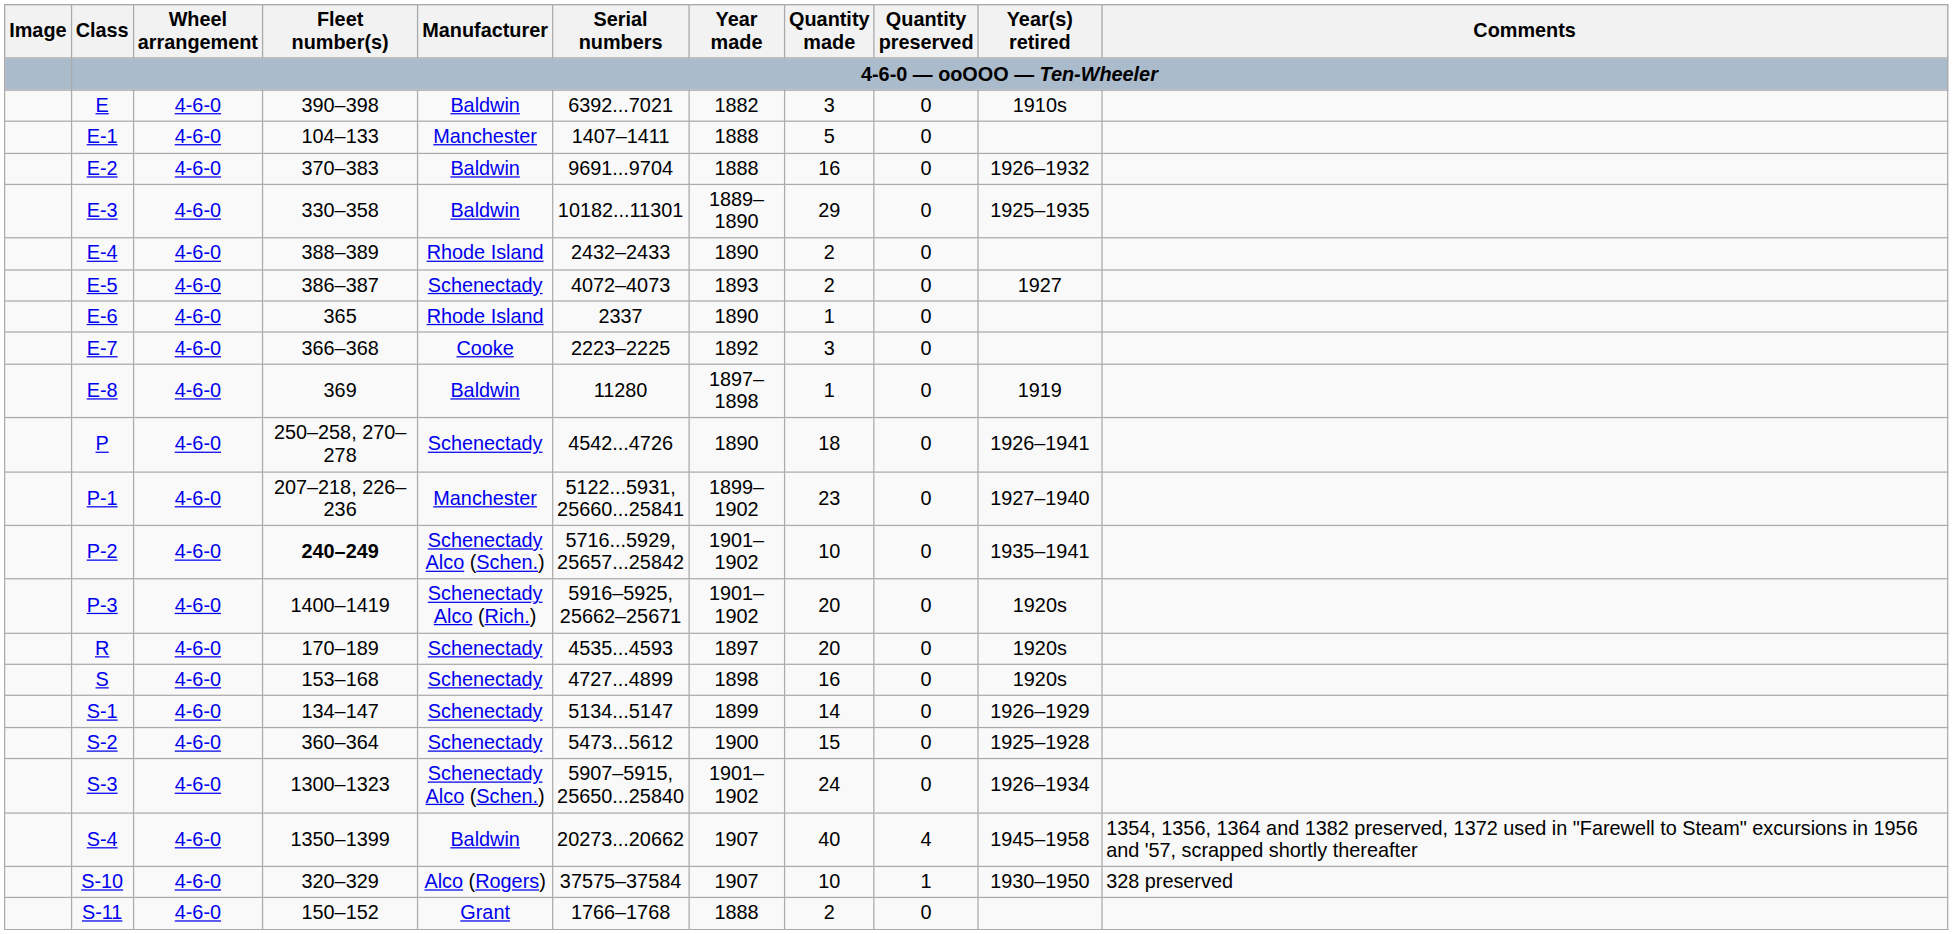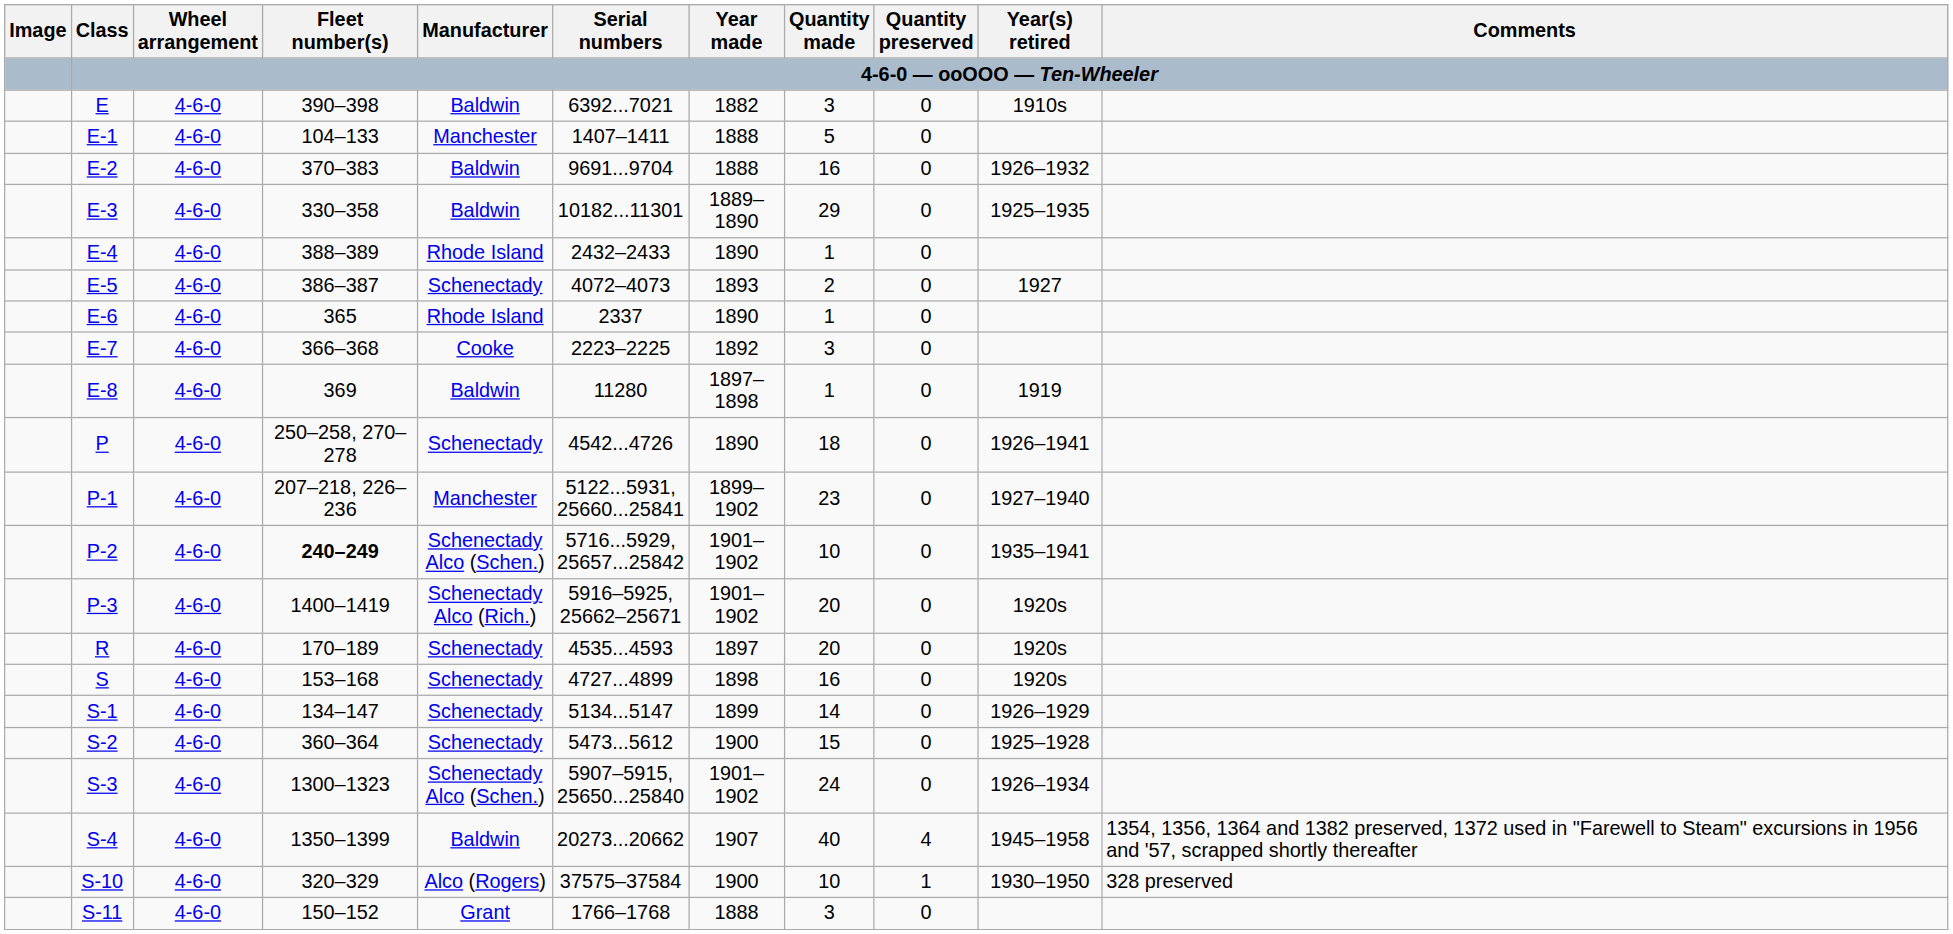(829, 253) 2 -> (829, 253) 1
(737, 881) 1907 -> (737, 881) 1900
(829, 913) 2 -> (829, 913) 3
